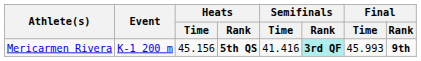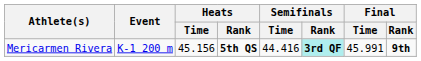(281, 47) 41.416 -> (281, 47) 44.416
(365, 47) 45.993 -> (365, 47) 45.991
